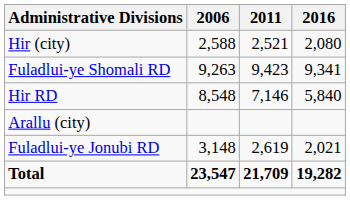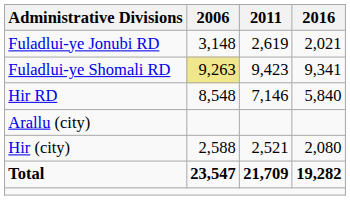rows swapped: (84, 148) <-> (39, 43)
(217, 69) no background -> (217, 69) khaki background
